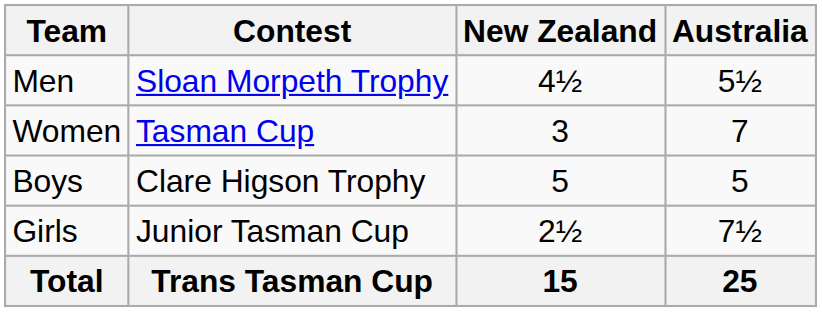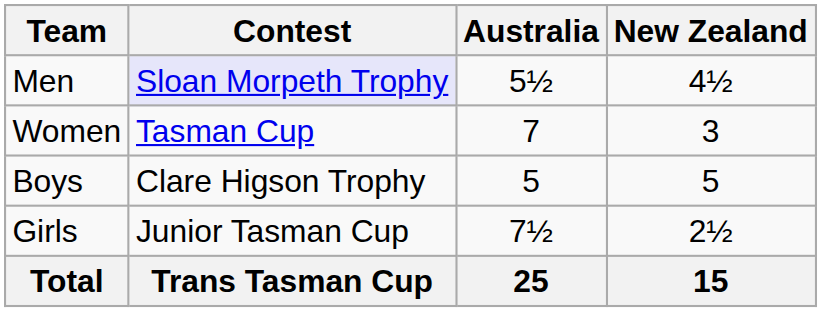columns swapped: (740, 30) <-> (560, 30)
(292, 81) no background -> (292, 81) lavender background
